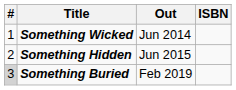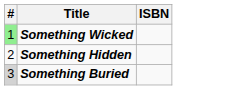- column: (166, 14)
(11, 34) no background -> (11, 34) lightgreen background
